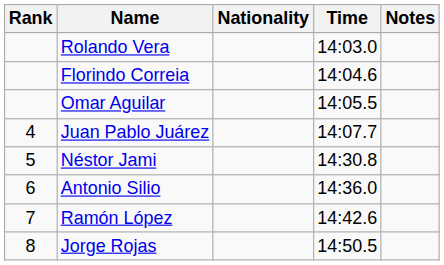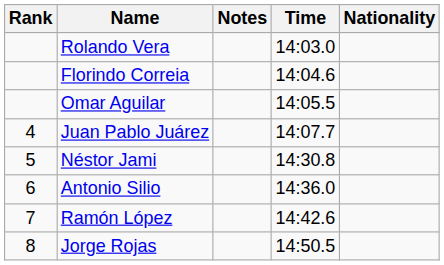columns swapped: (263, 18) <-> (410, 18)
